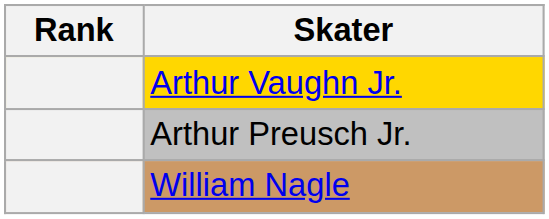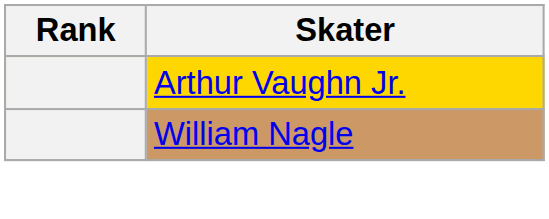- row: (281, 133)
